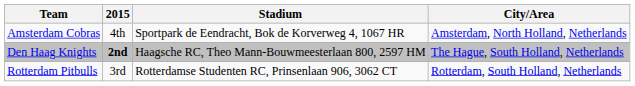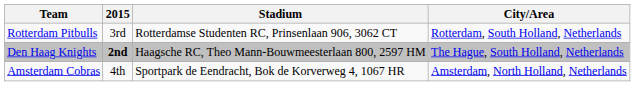rows swapped: (54, 33) <-> (52, 71)
